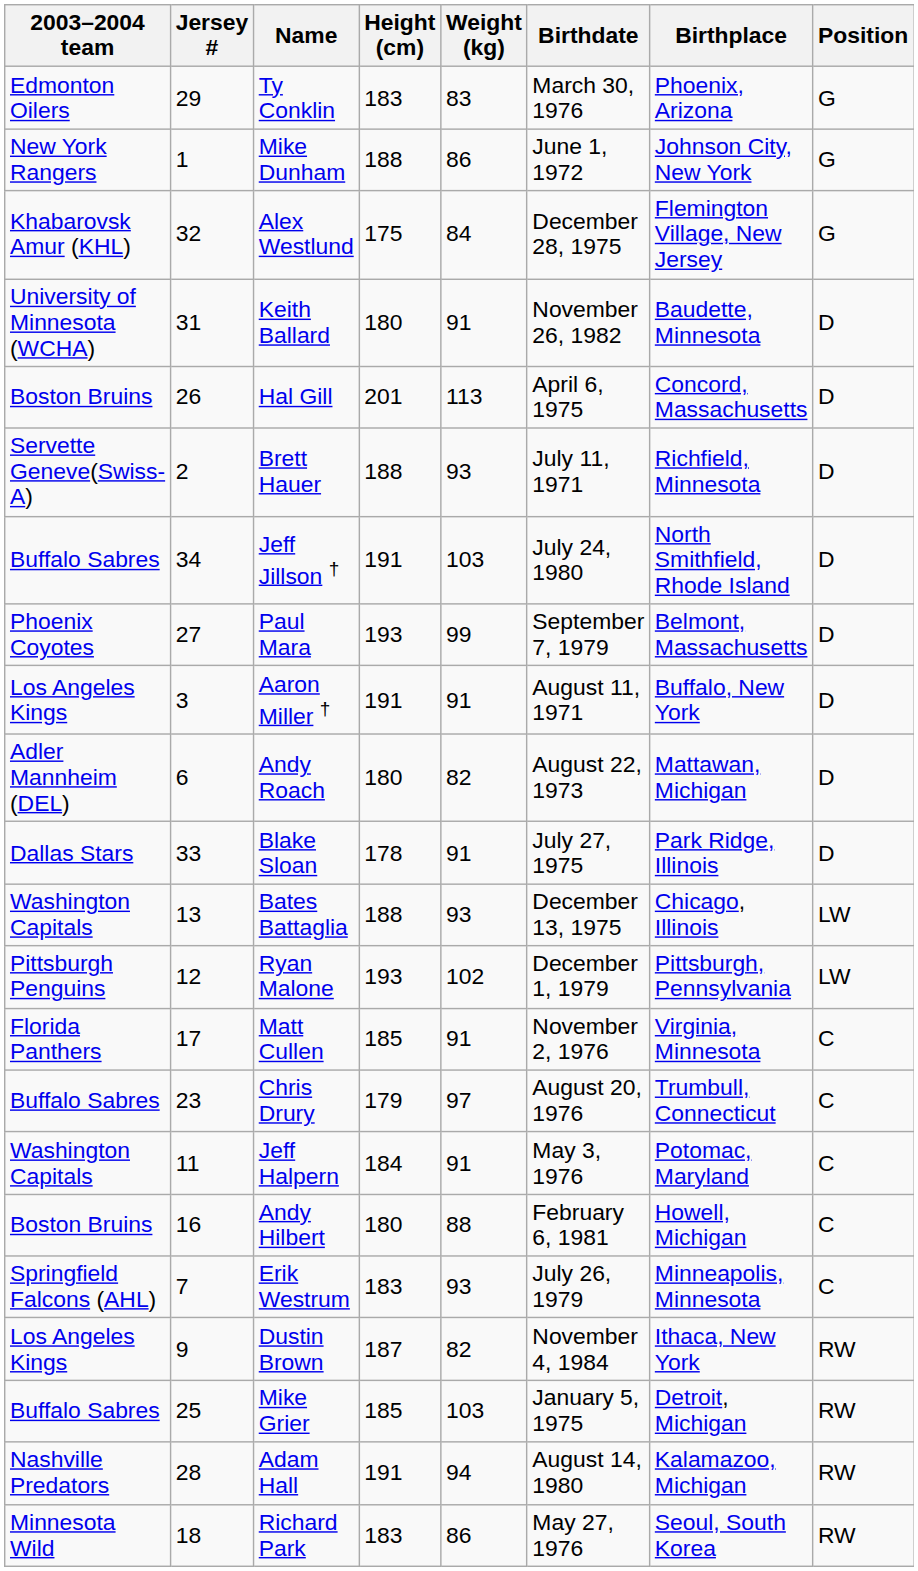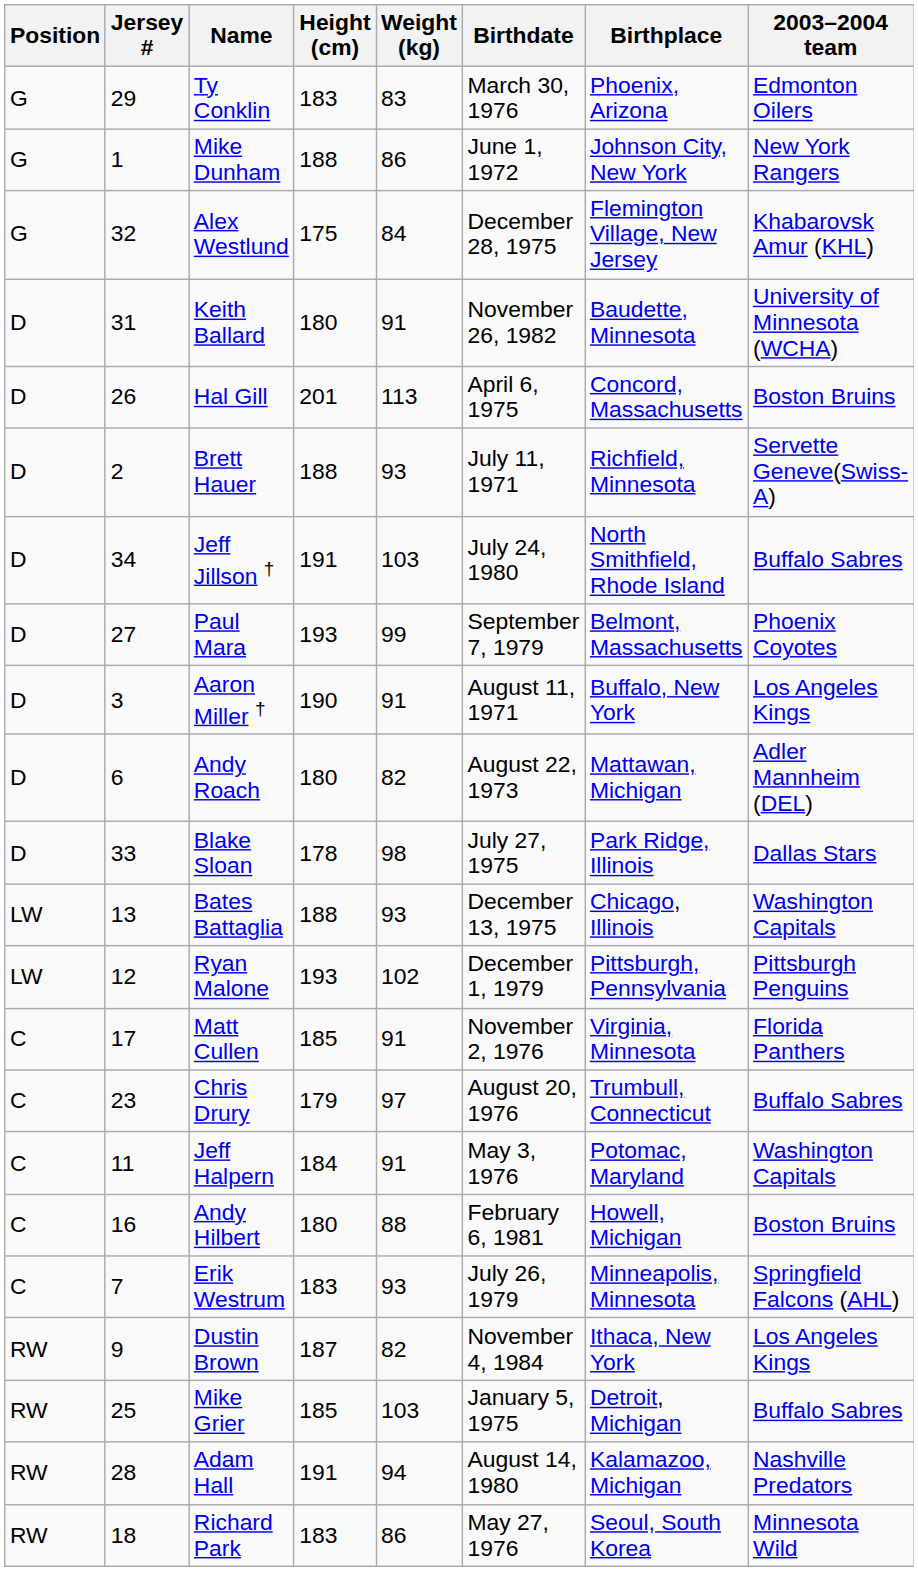columns swapped: (863, 35) <-> (88, 35)
(383, 699) 191 -> (318, 699) 190
(459, 852) 91 -> (394, 852) 98
